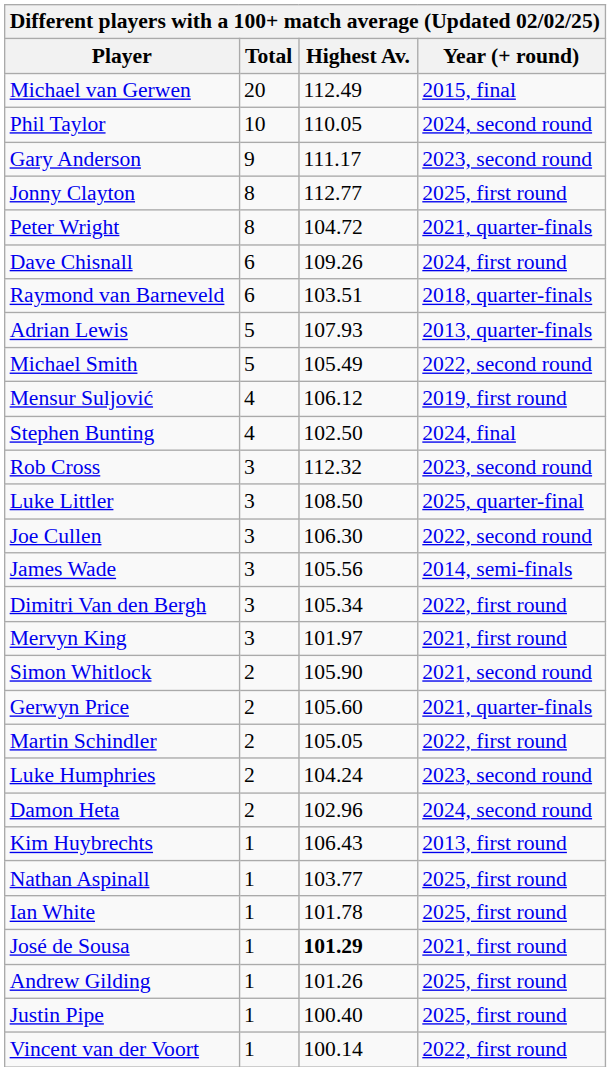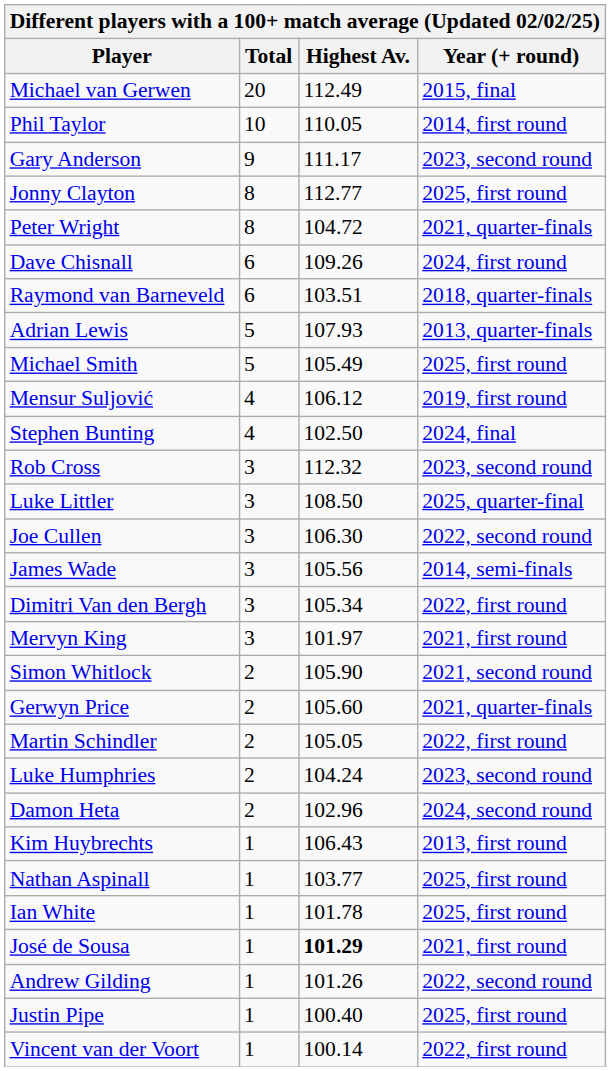(507, 124) 2024, second round -> (495, 124) 2014, first round
(507, 364) 2022, second round -> (495, 364) 2025, first round
(495, 980) 2025, first round -> (507, 980) 2022, second round
